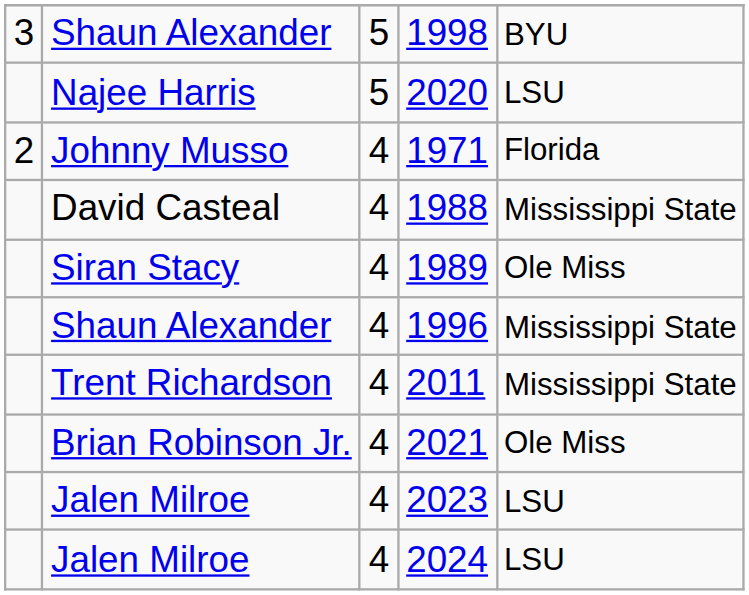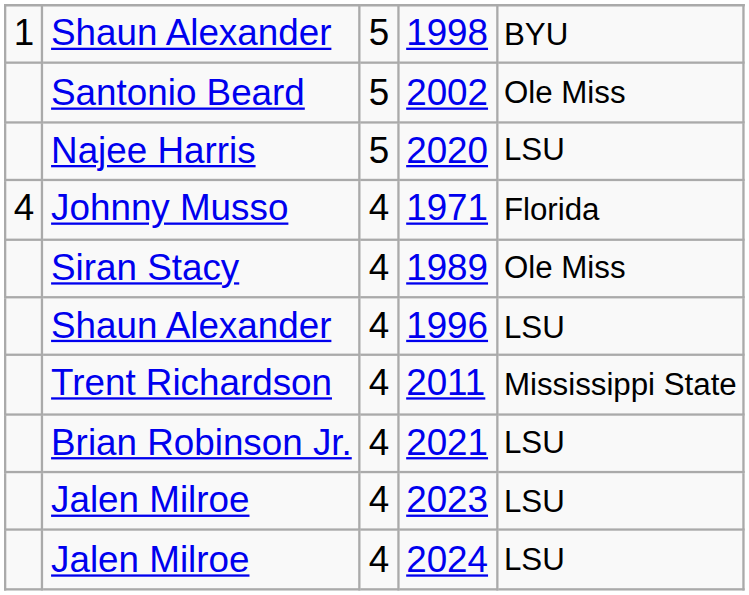(24, 33) 3 -> (24, 33) 1
+ row: (447, 92)
(24, 150) 2 -> (24, 208) 4
- row: (447, 208)
(620, 326) Mississippi State -> (534, 326) LSU
(565, 443) Ole Miss -> (534, 443) LSU
